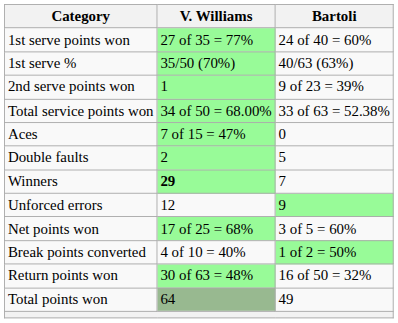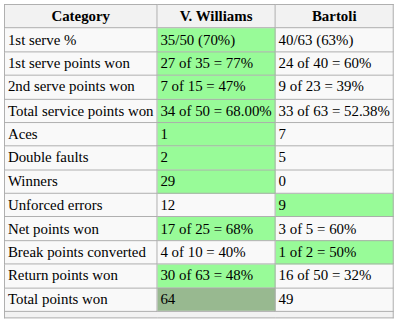rows swapped: (42, 63) <-> (69, 39)
(164, 87) 1 -> (203, 87) 7 of 15 = 47%
(203, 134) 7 of 15 = 47% -> (164, 134) 1
(282, 134) 0 -> (282, 134) 7
(168, 181) bold -> (168, 181) normal
(282, 181) 7 -> (282, 181) 0
